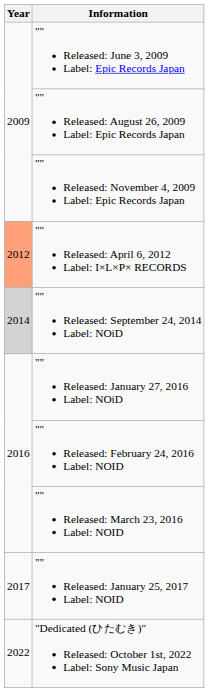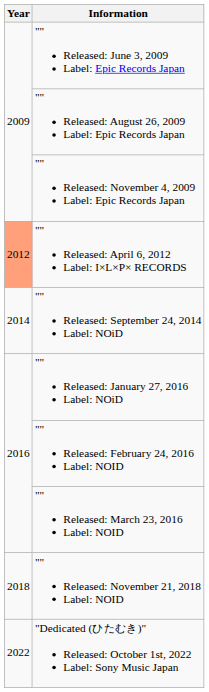(18, 320) lightgrey background -> (18, 320) no background
- row: (118, 580)
+ row: (118, 580)
